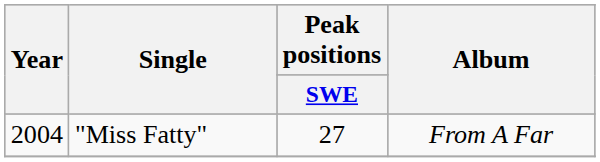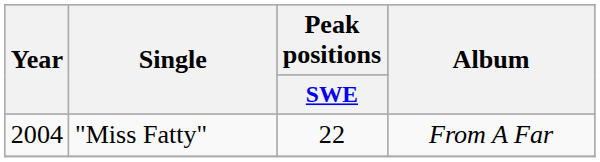(332, 134) 27 -> (332, 134) 22
